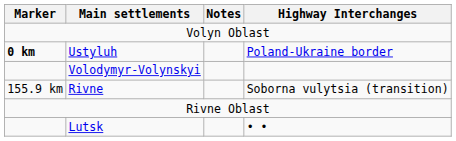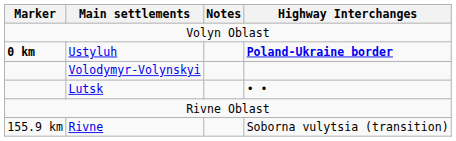(320, 52) normal -> (320, 52) bold
rows swapped: (86, 127) <-> (86, 89)
